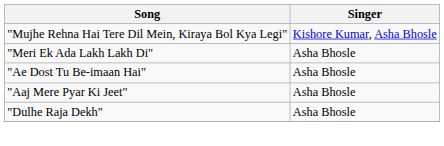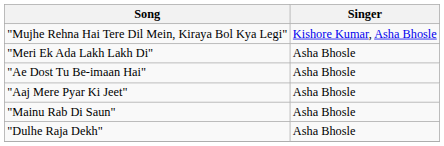+ row: (61, 111)
